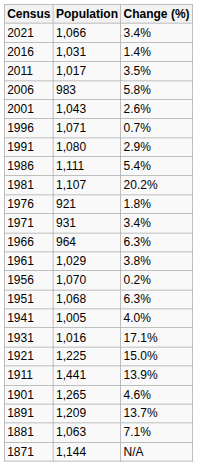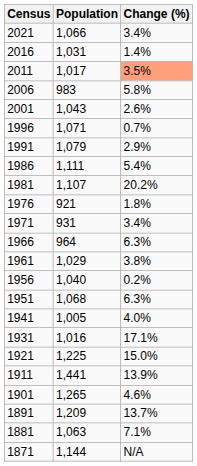(137, 71) no background -> (137, 71) lightsalmon background
(71, 147) 1,080 -> (71, 147) 1,079
(71, 280) 1,070 -> (71, 280) 1,040
